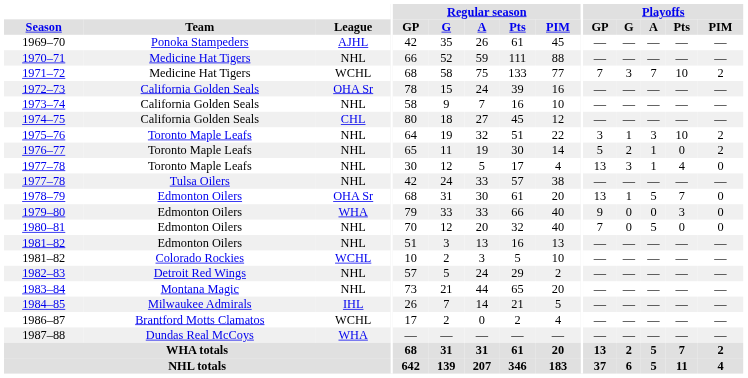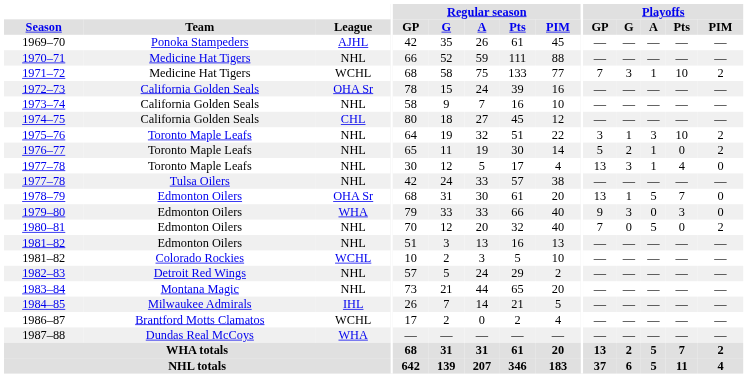(653, 73) 7 -> (653, 73) 1
(629, 212) 0 -> (629, 212) 3
(720, 227) 0 -> (720, 227) 2
